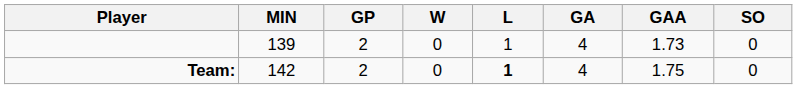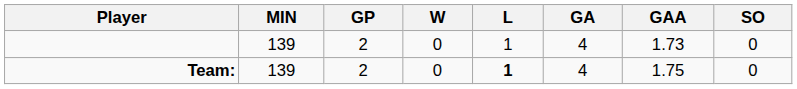(281, 70) 142 -> (281, 70) 139
